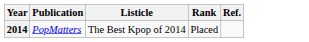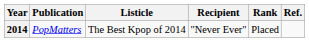+ column: (218, 12)
